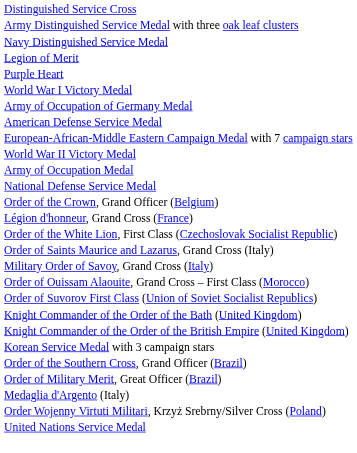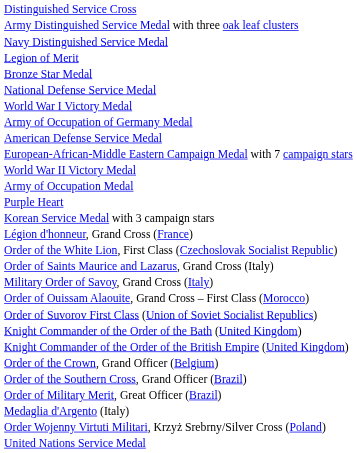+ row: (48, 74)
rows swapped: (34, 74) <-> (80, 186)
rows swapped: (109, 347) <-> (111, 202)
